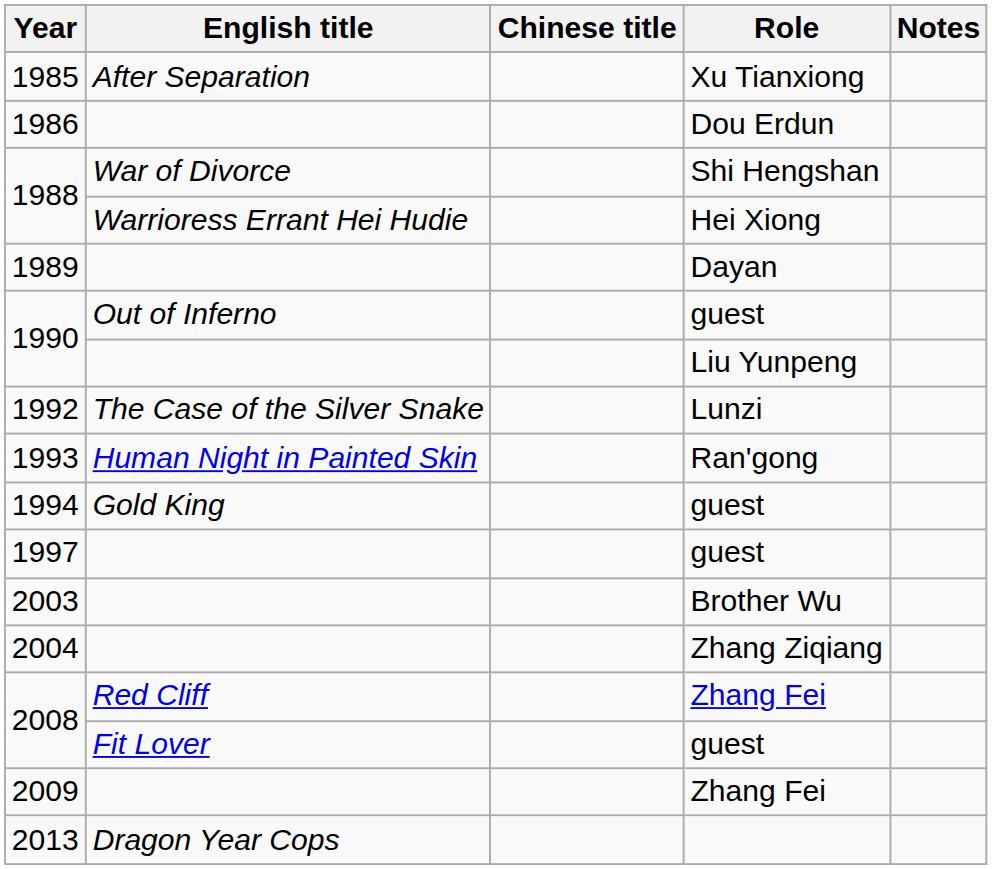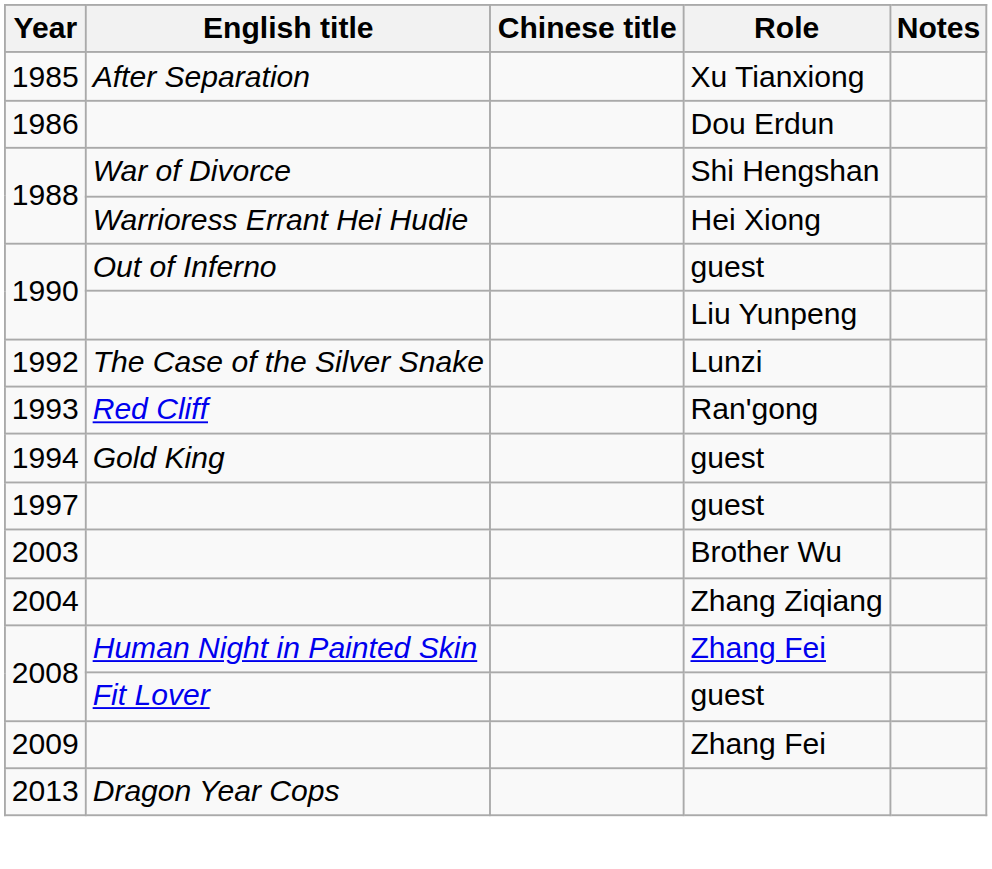- row: (45, 266)
(285, 457) Human Night in Painted Skin -> (150, 409) Red Cliff
(150, 696) Red Cliff -> (285, 648) Human Night in Painted Skin
